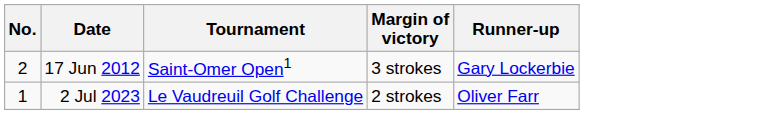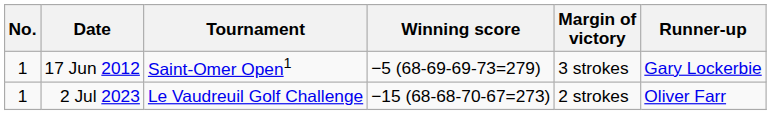+ column: (461, 28)
(23, 67) 2 -> (23, 67) 1
